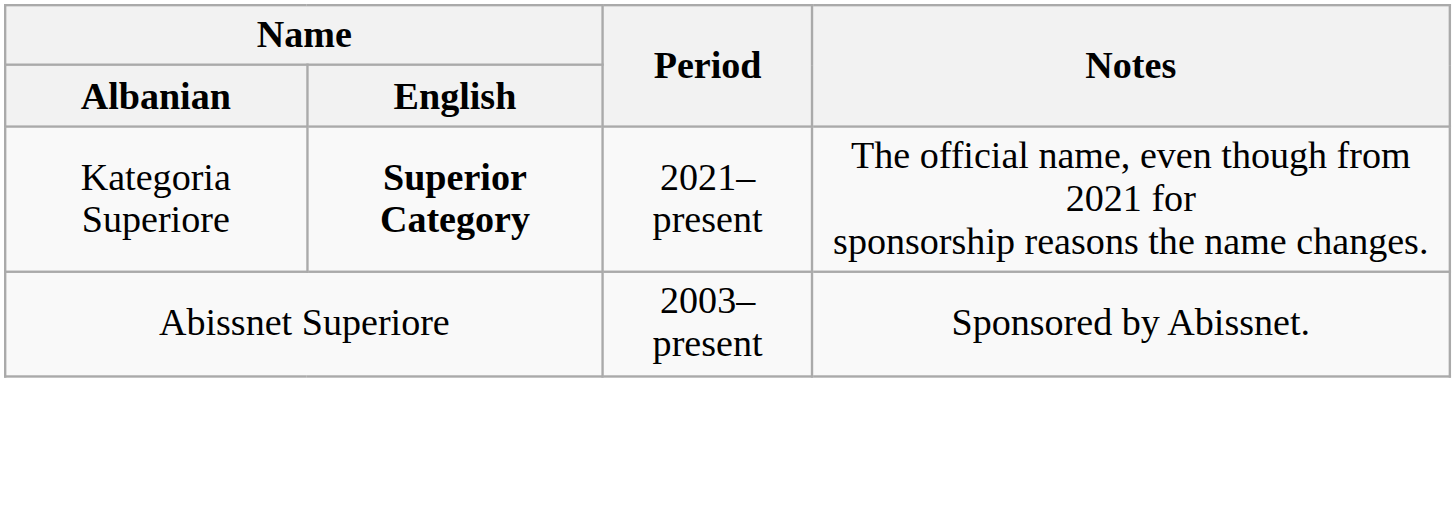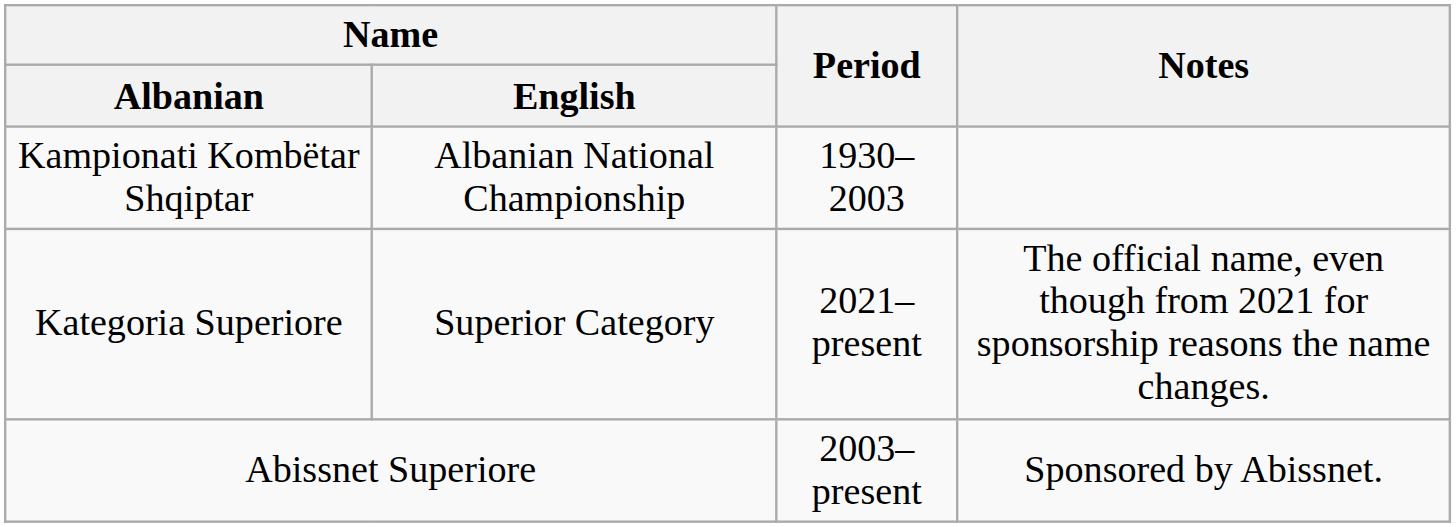+ row: (189, 176)
(455, 198) bold -> (574, 322) normal
